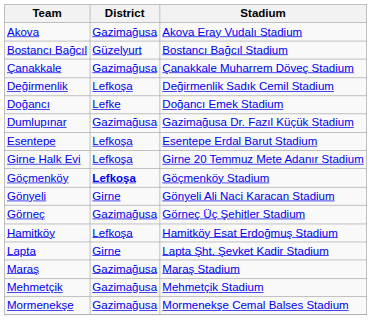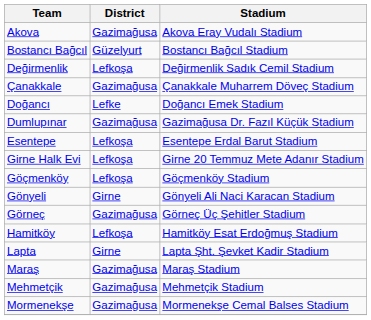rows swapped: (34, 68) <-> (37, 86)
(114, 178) bold -> (113, 178) normal
